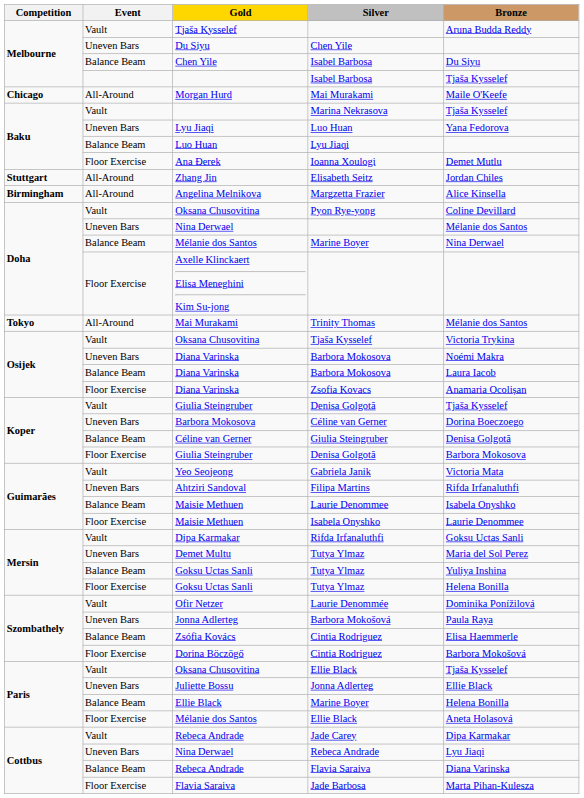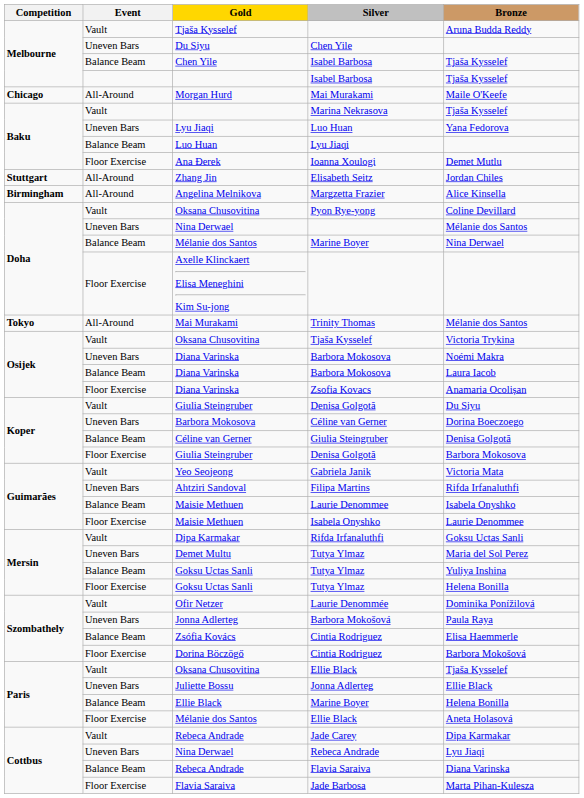(463, 62) Du Siyu -> (477, 62) Tjaša Kysselef
(477, 405) Tjaša Kysselef -> (463, 405) Du Siyu
